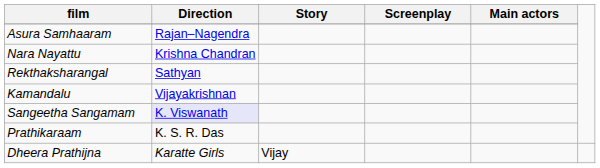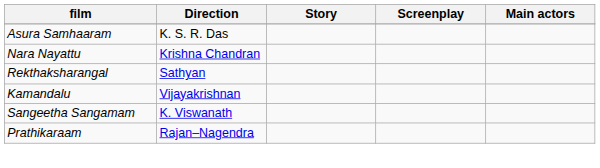(202, 34) Rajan–Nagendra -> (194, 34) K. S. R. Das
(191, 113) lavender background -> (196, 113) no background
(189, 133) K. S. R. Das -> (207, 133) Rajan–Nagendra
- row: (54, 152)
